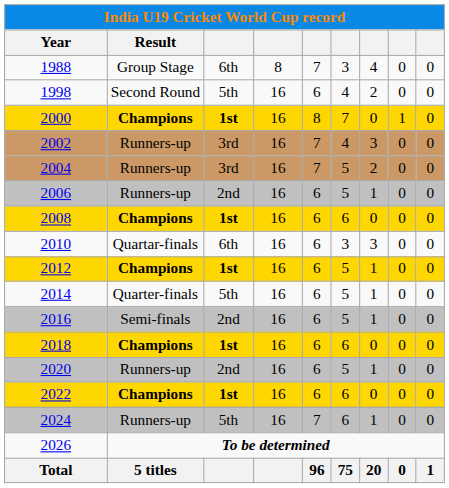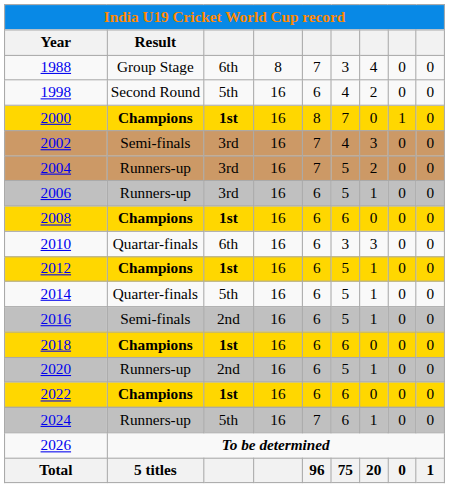(155, 143) Runners-up -> (155, 143) Semi-finals
(228, 193) 2nd -> (228, 193) 3rd
